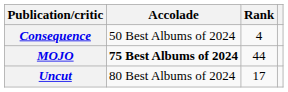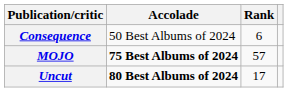(259, 35) 4 -> (259, 35) 6
(259, 55) 44 -> (259, 55) 57
(172, 76) normal -> (174, 76) bold
